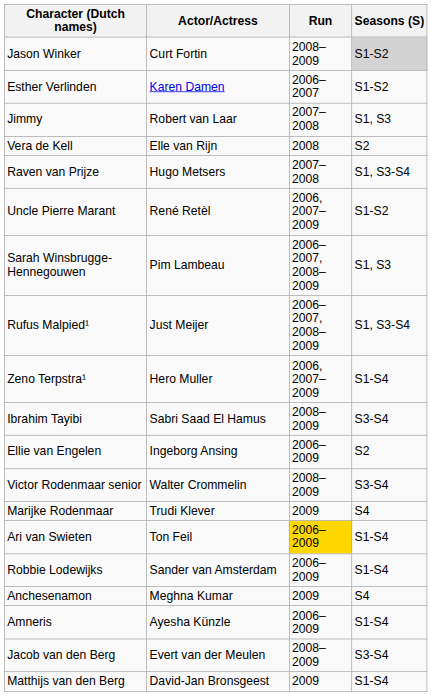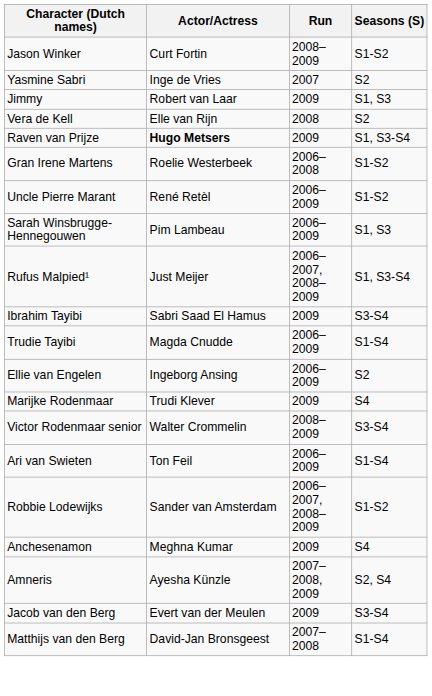(371, 53) lightgrey background -> (371, 53) no background
+ row: (46, 80)
- row: (52, 86)
(309, 119) 2007–2008 -> (306, 99) 2009
(187, 172) normal -> (190, 137) bold
(309, 172) 2007–2008 -> (306, 137) 2009
+ row: (60, 164)
(309, 211) 2006, 2007–2009 -> (309, 197) 2006–2009
(309, 265) 2006–2007, 2008–2009 -> (309, 229) 2006–2009
- row: (47, 379)
(309, 419) 2008–2009 -> (306, 316) 2009
+ row: (41, 342)
rows swapped: (74, 484) <-> (60, 511)
(309, 537) gold background -> (309, 460) no background
(309, 570) 2006–2009 -> (309, 507) 2006–2007, 2008–2009
(371, 570) S1-S4 -> (371, 507) S1-S2
(309, 622) 2006–2009 -> (309, 580) 2007–2008, 2009
(371, 622) S1-S4 -> (373, 580) S2, S4
(309, 655) 2008–2009 -> (306, 613) 2009
(306, 681) 2009 -> (309, 639) 2007–2008
